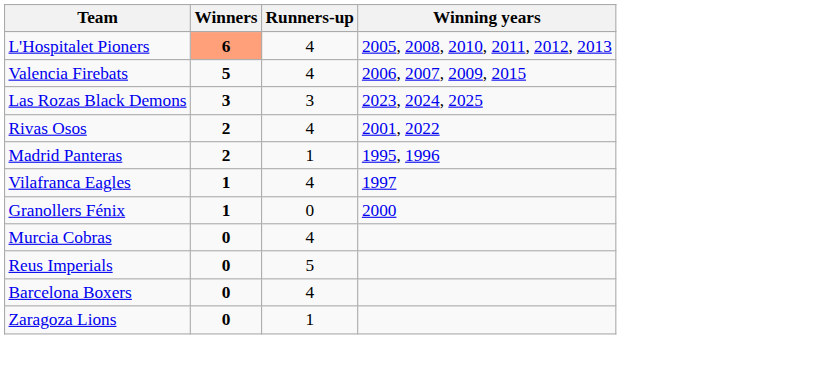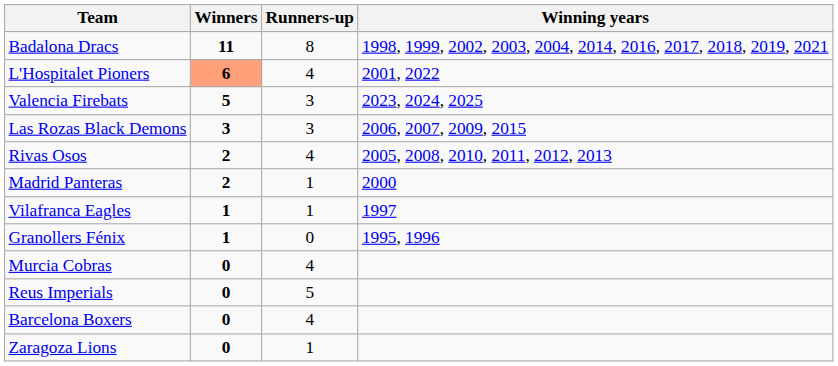+ row: (63, 45)
(487, 45) 2005, 2008, 2010, 2011, 2012, 2013 -> (401, 73) 2001, 2022
(310, 73) 4 -> (310, 100) 3
(444, 73) 2006, 2007, 2009, 2015 -> (422, 100) 2023, 2024, 2025
(422, 100) 2023, 2024, 2025 -> (444, 127) 2006, 2007, 2009, 2015
(401, 127) 2001, 2022 -> (487, 155) 2005, 2008, 2010, 2011, 2012, 2013
(401, 155) 1995, 1996 -> (379, 182) 2000
(310, 182) 4 -> (310, 210) 1
(379, 210) 2000 -> (401, 237) 1995, 1996
